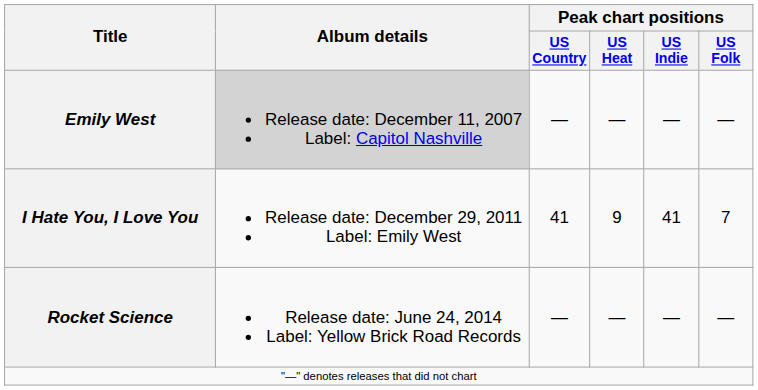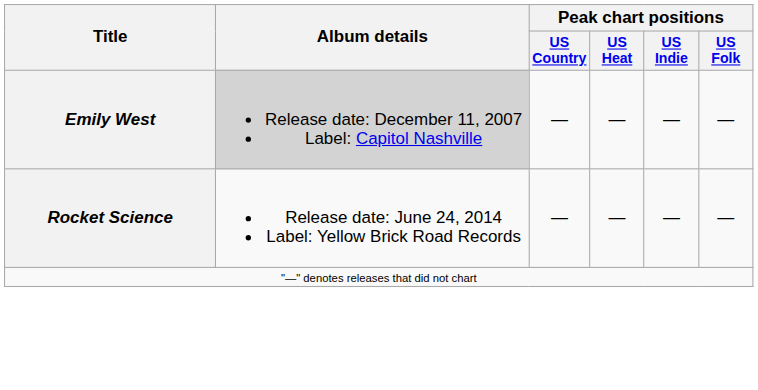- row: (110, 218)
